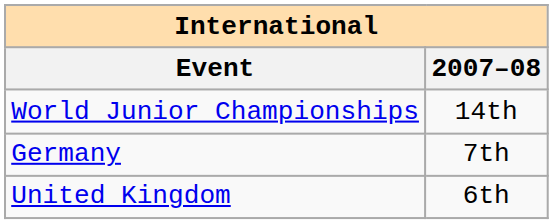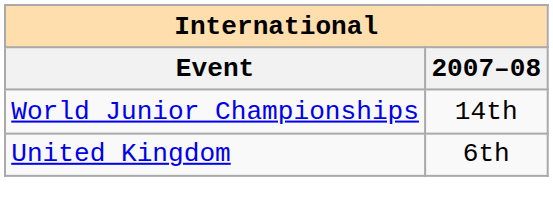- row: (66, 154)
